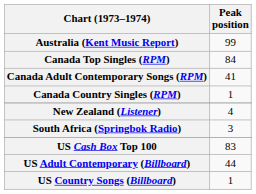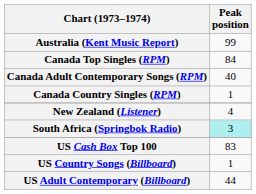(230, 77) 41 -> (230, 77) 40
(230, 128) no background -> (230, 128) paleturquoise background
rows swapped: (107, 163) <-> (107, 180)
